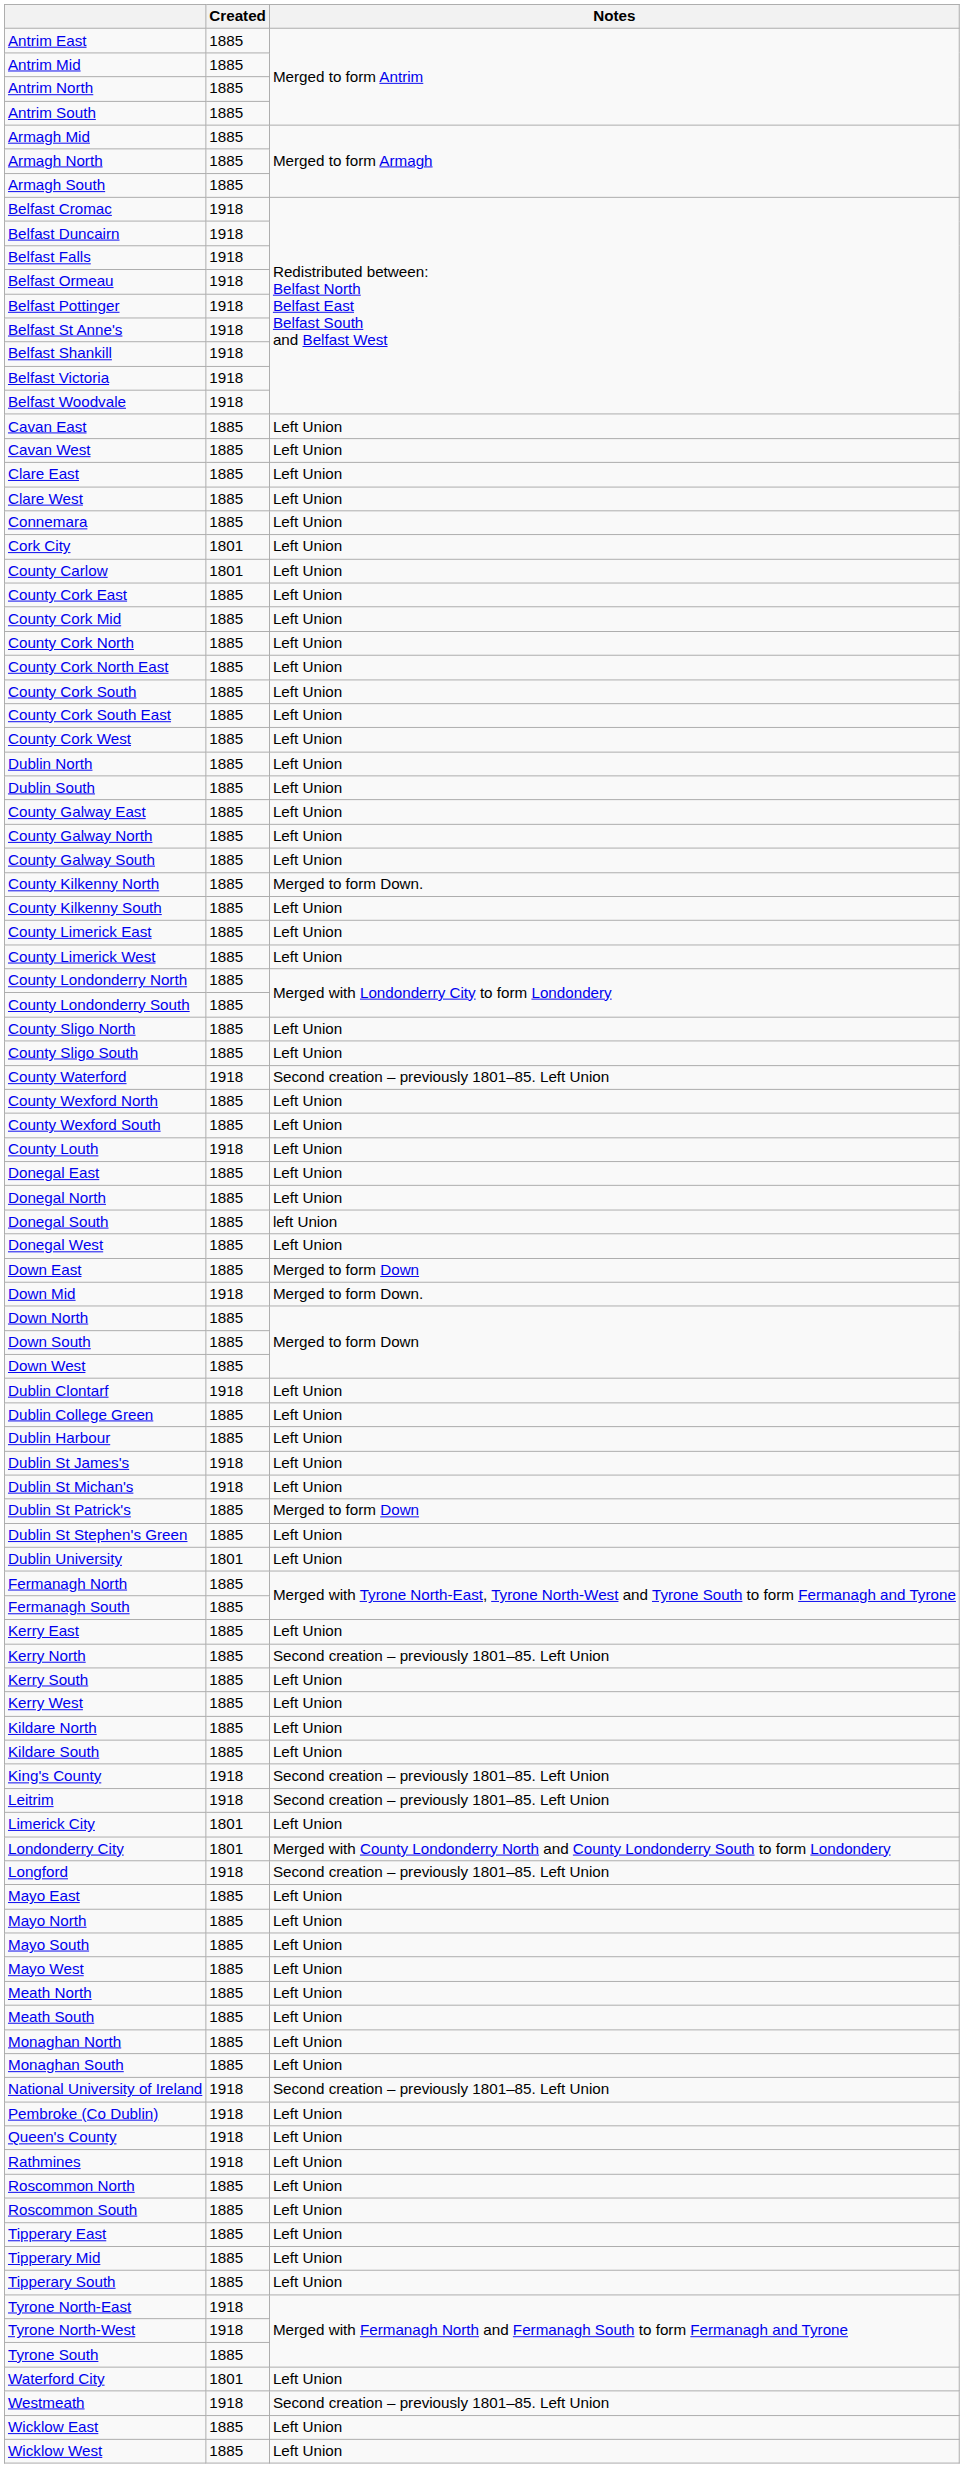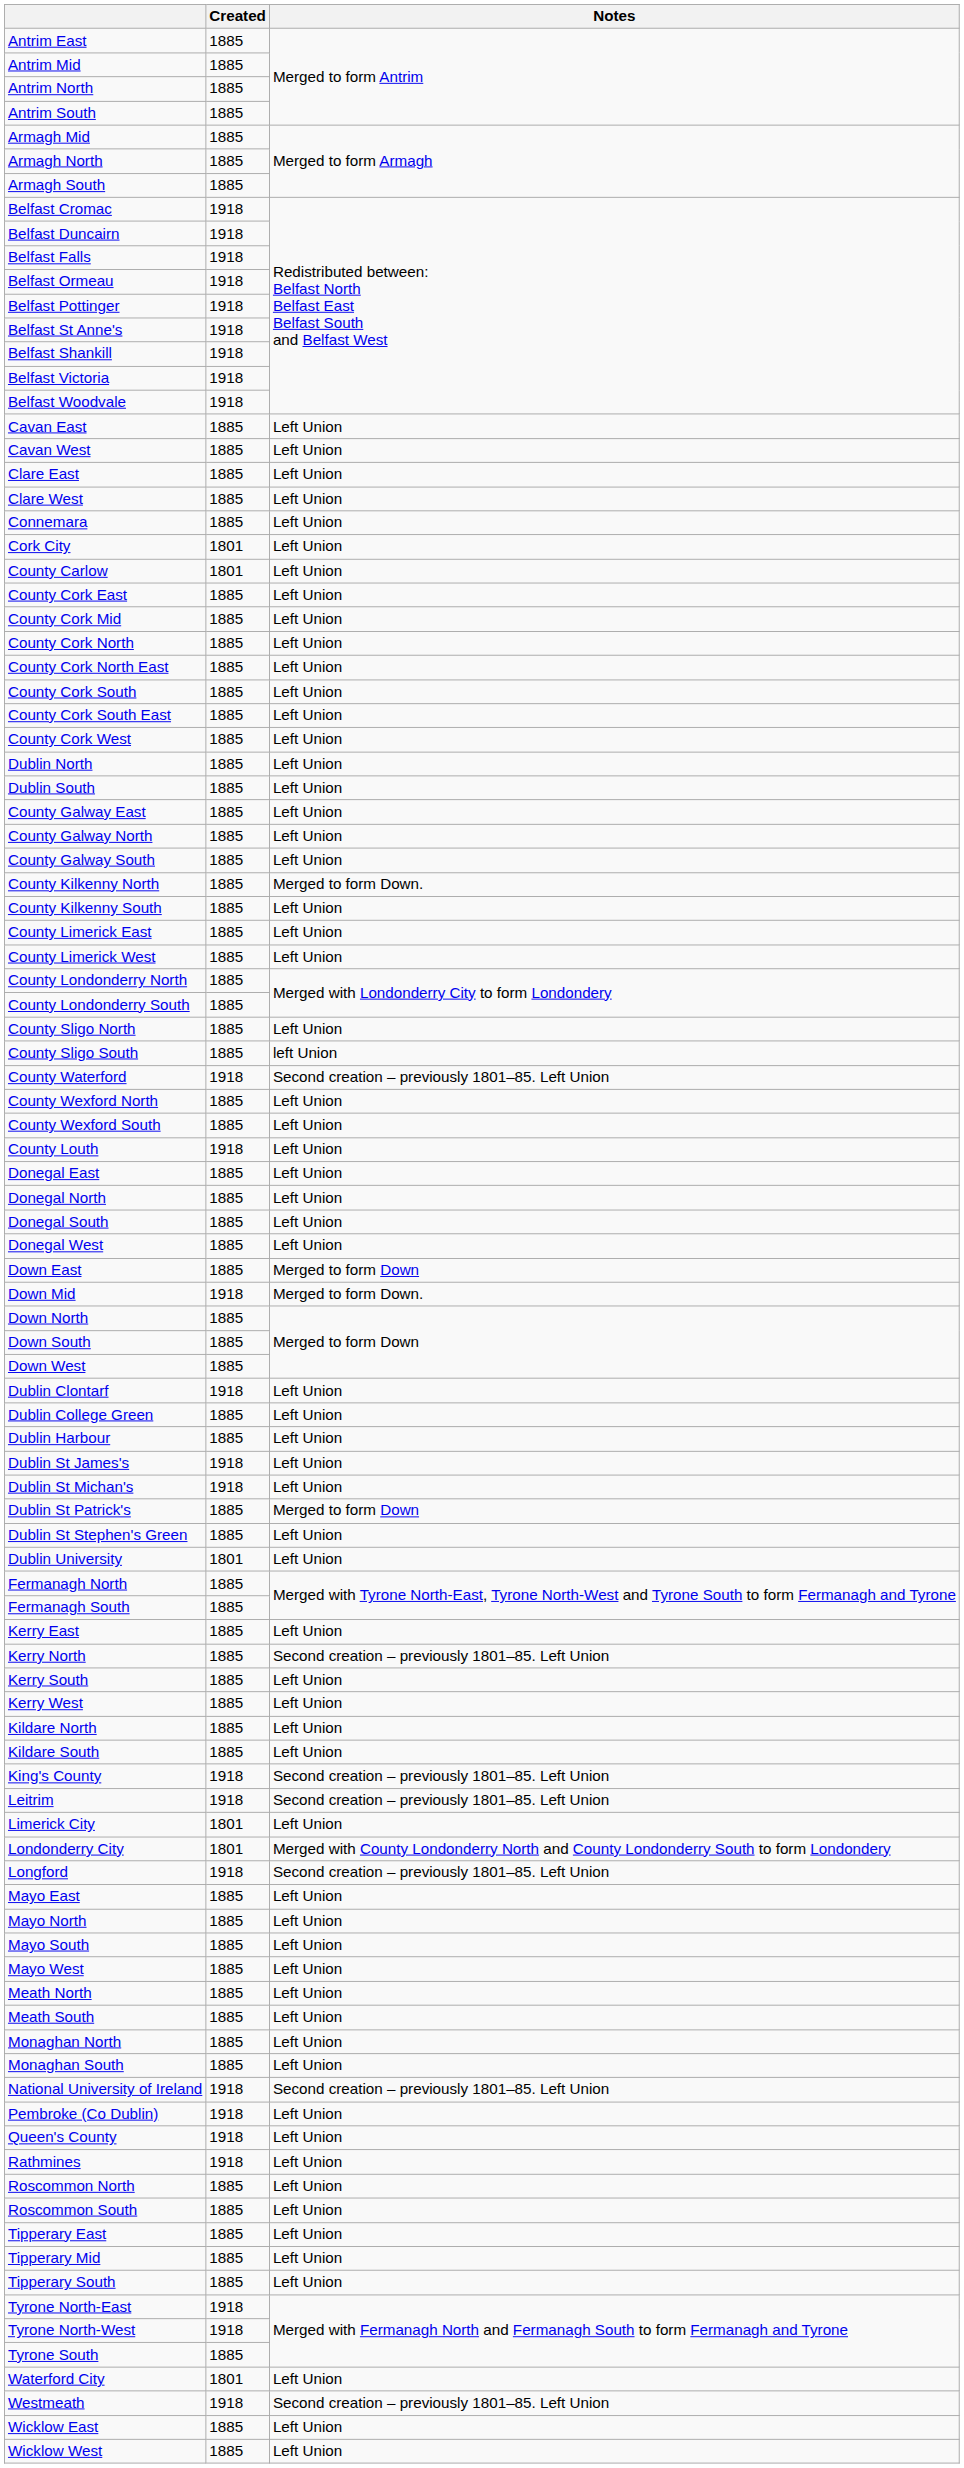(308, 1053) Left Union -> (305, 1053) left Union
(305, 1221) left Union -> (308, 1221) Left Union
